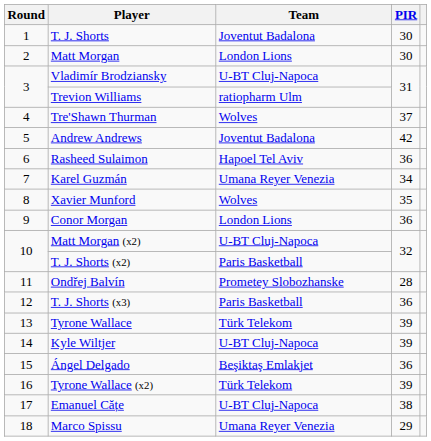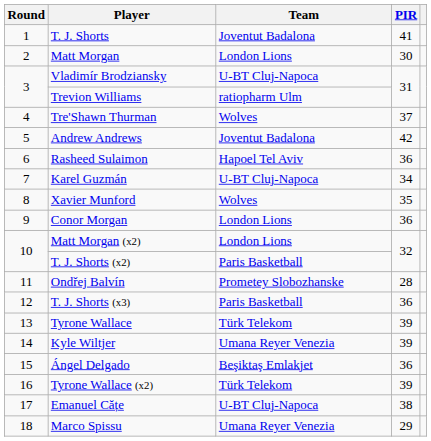(406, 35) 30 -> (406, 35) 41
(277, 179) Umana Reyer Venezia -> (269, 179) U-BT Cluj-Napoca
(269, 240) U-BT Cluj-Napoca -> (255, 240) London Lions
(269, 343) U-BT Cluj-Napoca -> (277, 343) Umana Reyer Venezia
